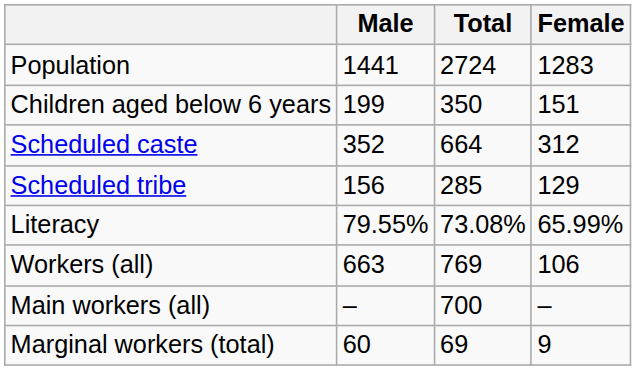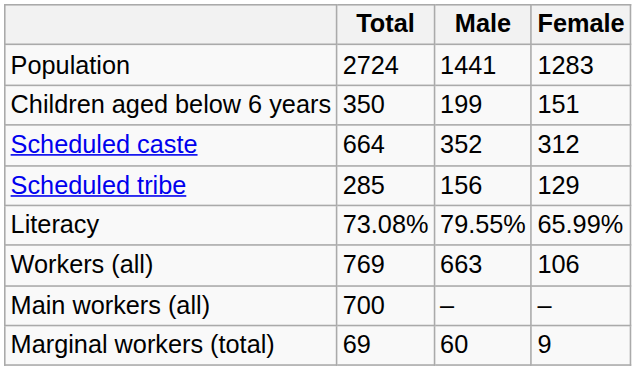columns swapped: (483, 24) <-> (386, 24)
